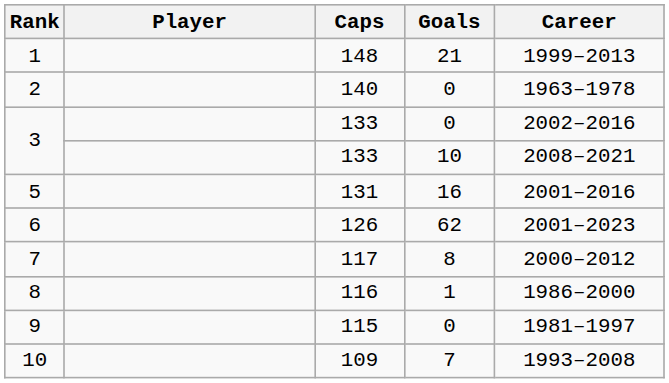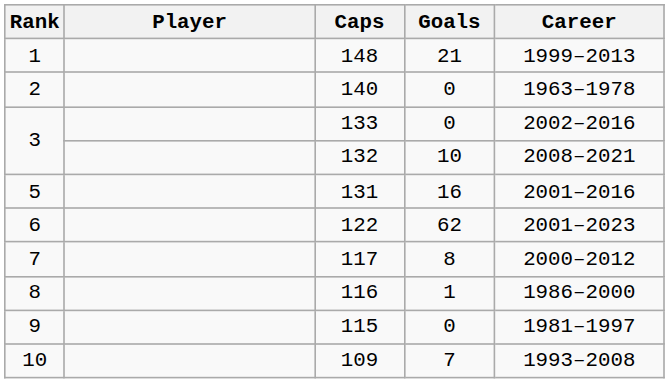(360, 157) 133 -> (360, 157) 132
(360, 225) 126 -> (360, 225) 122
